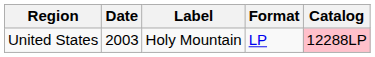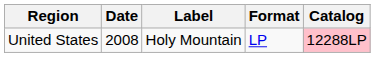(122, 40) 2003 -> (122, 40) 2008
